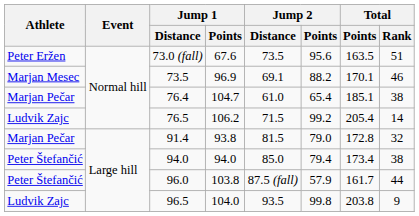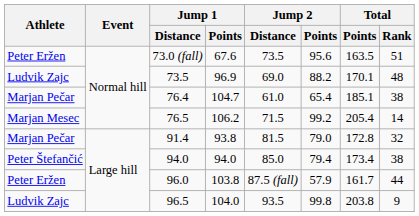(43, 77) Marjan Mesec -> (38, 77) Ludvik Zajc
(273, 77) 69.1 -> (273, 77) 69.0
(397, 77) 46 -> (397, 77) 48
(38, 118) Ludvik Zajc -> (43, 118) Marjan Mesec
(45, 180) Peter Štefančić -> (36, 180) Peter Eržen
